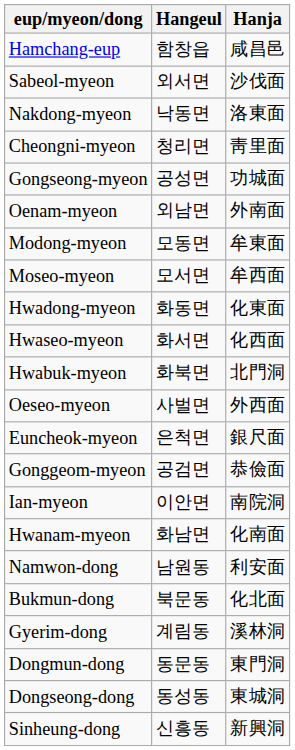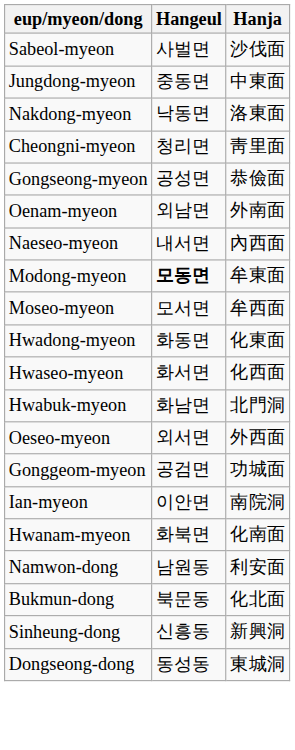- row: (64, 49)
(183, 81) 외서면 -> (183, 49) 사벌면
+ row: (72, 81)
(258, 178) 功城面 -> (258, 178) 恭儉面
+ row: (63, 243)
(183, 243) normal -> (183, 275) bold
(183, 372) 화북면 -> (183, 404) 화남면
(183, 404) 사벌면 -> (183, 437) 외서면
- row: (73, 437)
(258, 469) 恭儉面 -> (258, 469) 功城面
(183, 534) 화남면 -> (183, 534) 화북면
- row: (58, 631)
- row: (67, 664)
rows swapped: (72, 696) <-> (65, 728)
